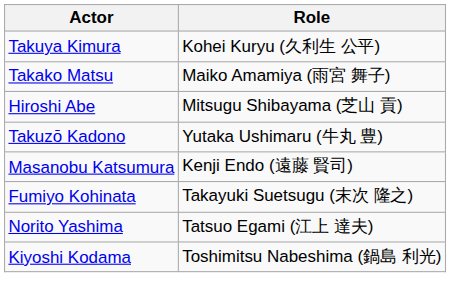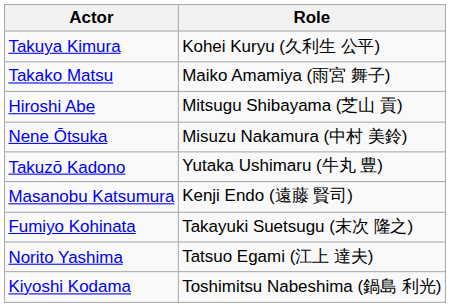+ row: (58, 136)
